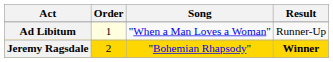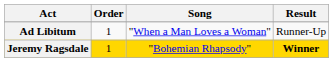(109, 31) lightyellow background -> (109, 31) no background
(109, 48) 2 -> (109, 48) 1
